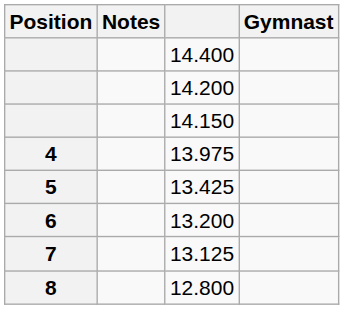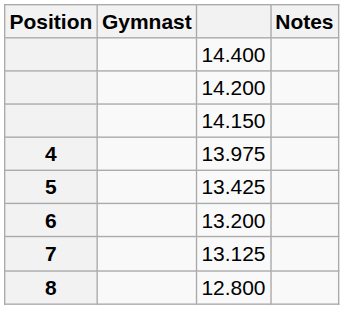columns swapped: (289, 21) <-> (131, 21)
